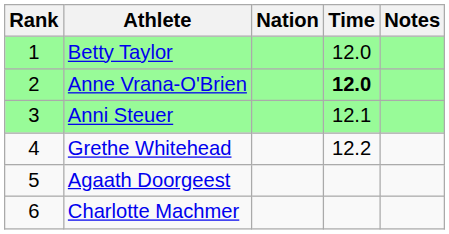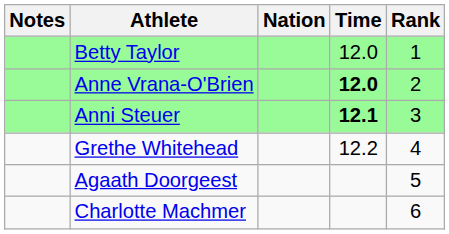columns swapped: (34, 20) <-> (412, 20)
(352, 116) normal -> (358, 116) bold
